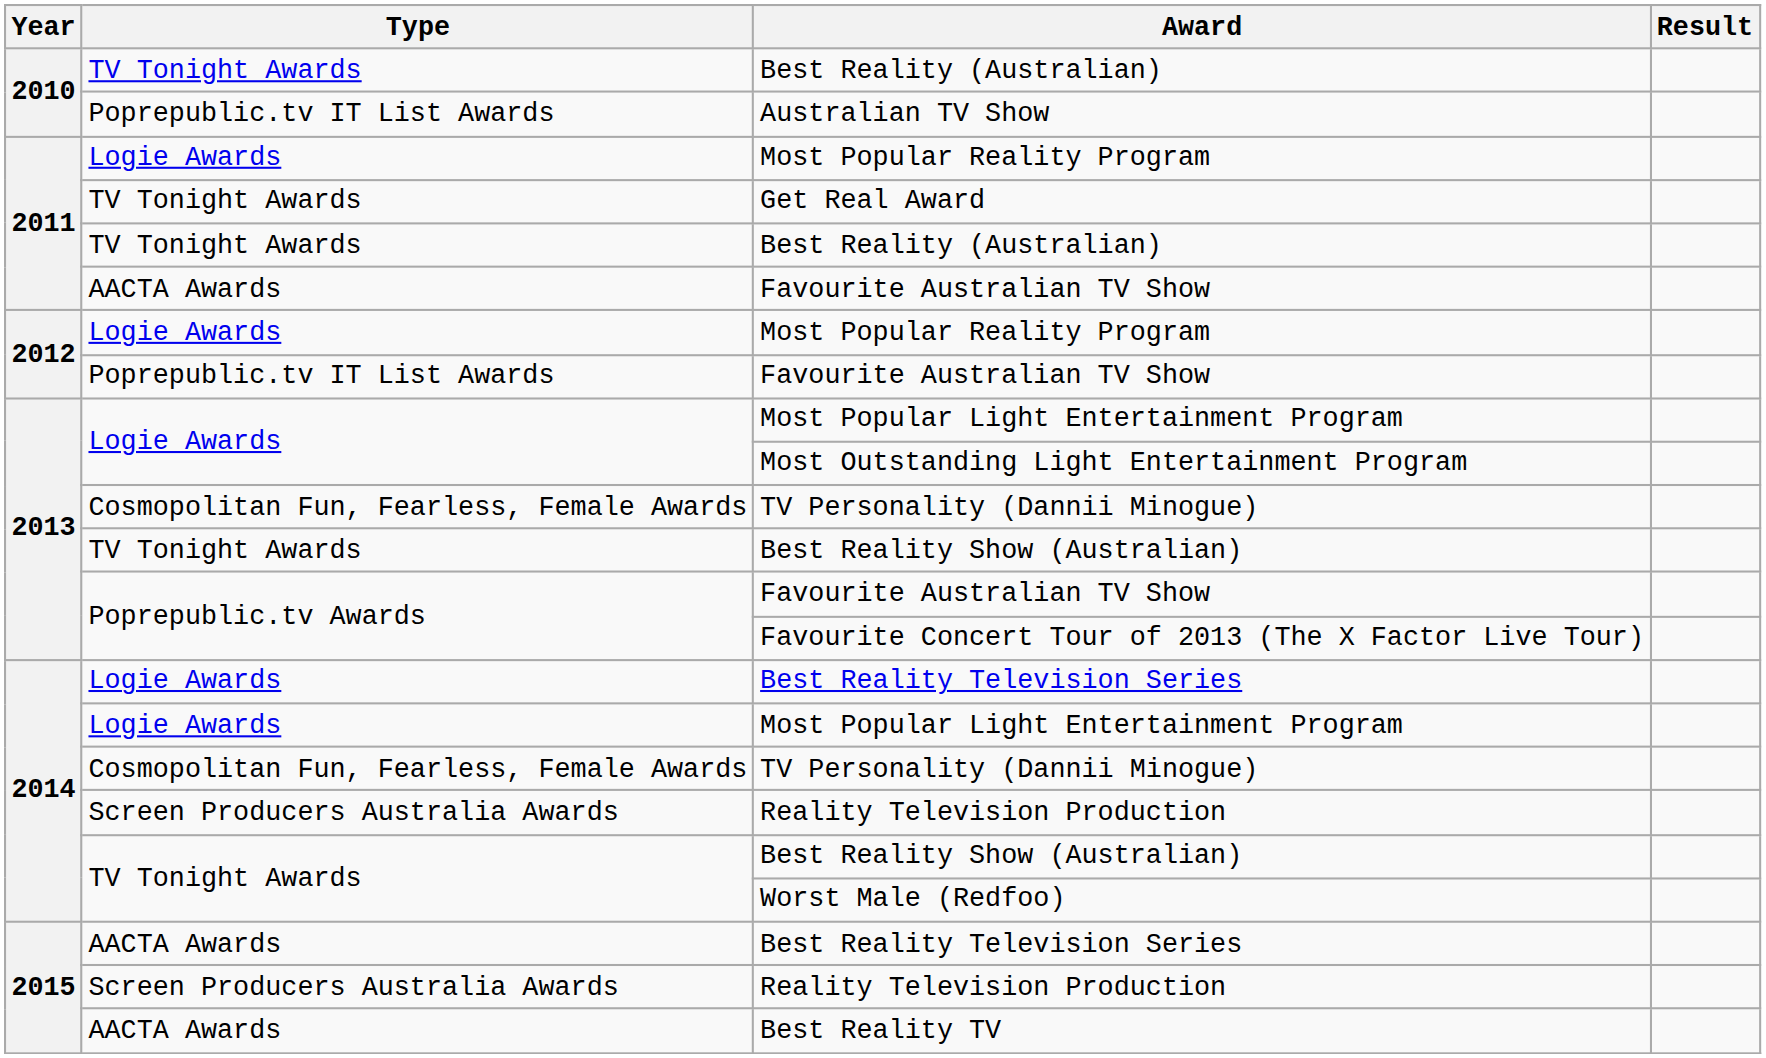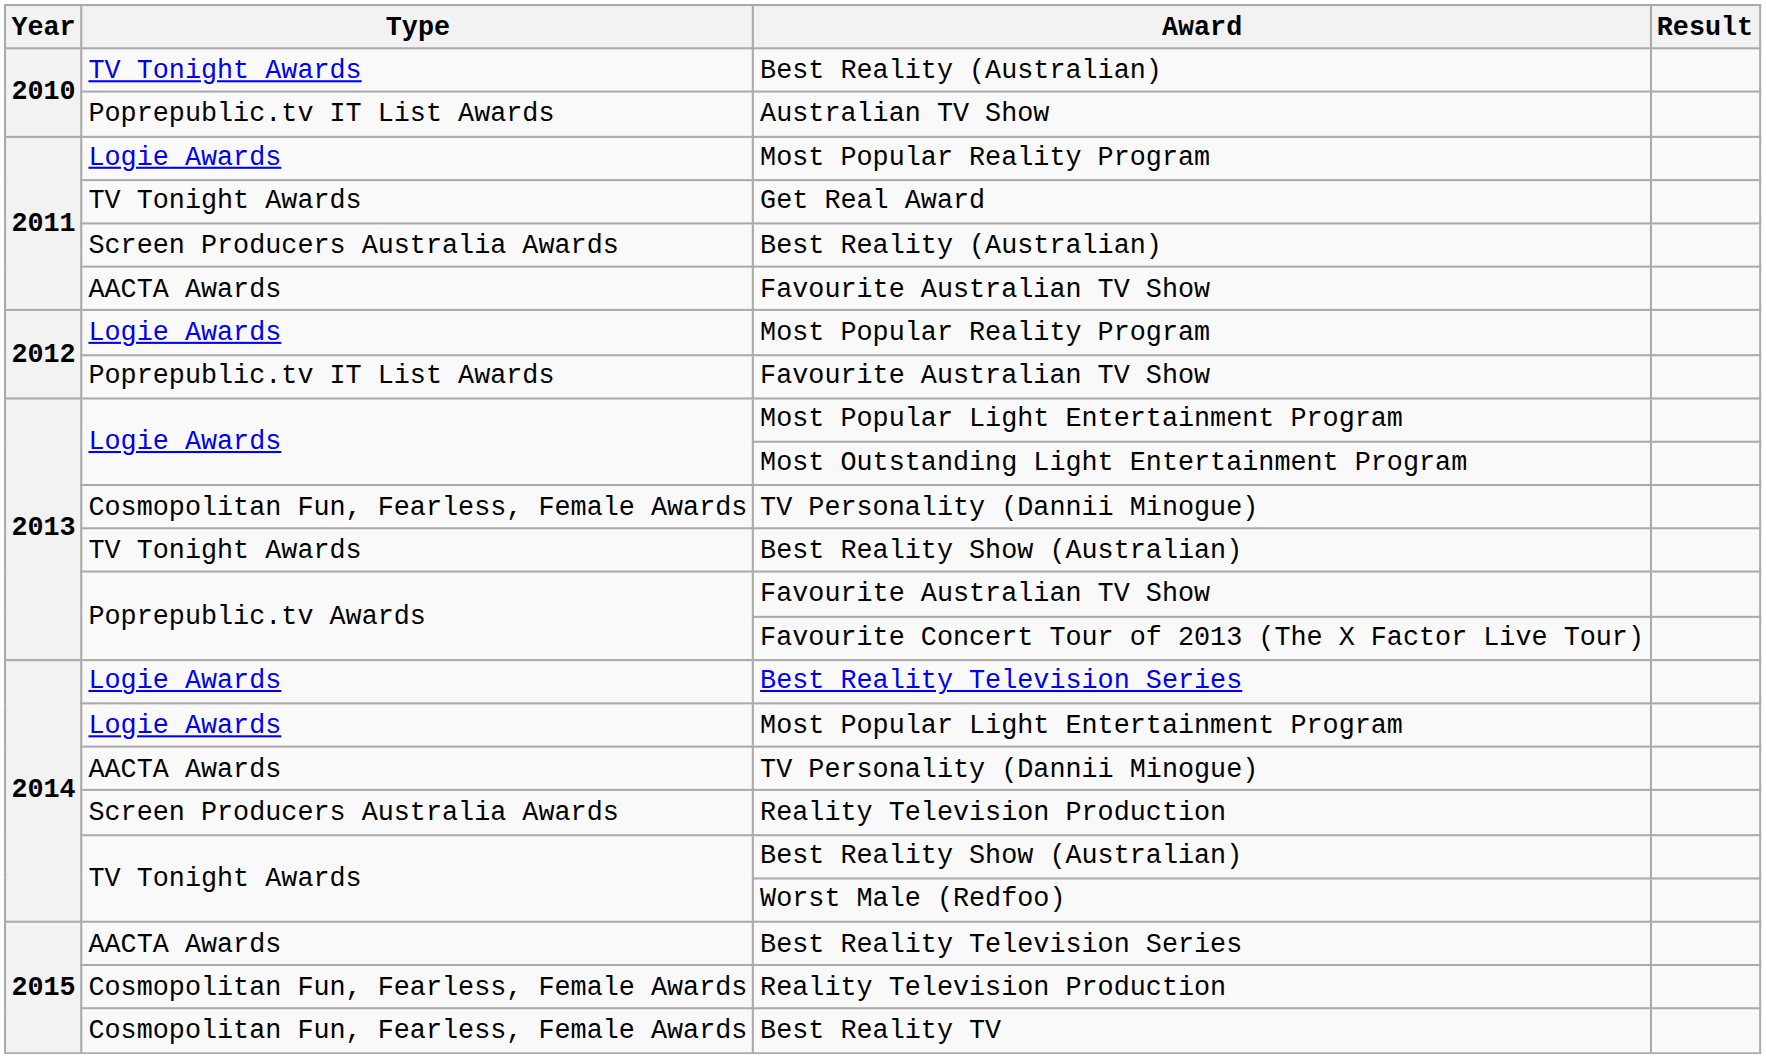(225, 245) TV Tonight Awards -> (354, 245) Screen Producers Australia Awards
(418, 769) Cosmopolitan Fun, Fearless, Female Awards -> (185, 769) AACTA Awards
(354, 987) Screen Producers Australia Awards -> (418, 987) Cosmopolitan Fun, Fearless, Female Awards
(185, 1031) AACTA Awards -> (418, 1031) Cosmopolitan Fun, Fearless, Female Awards
